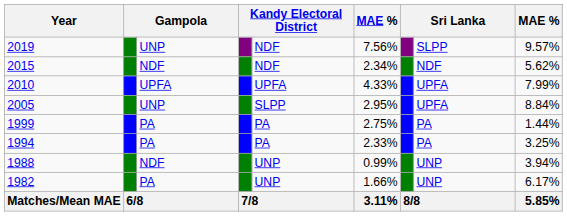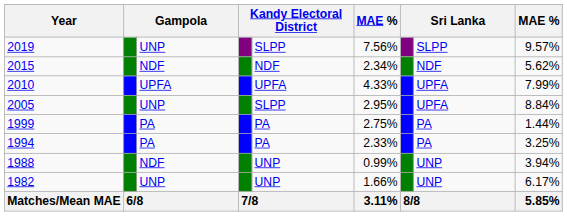(267, 47) NDF -> (270, 47) SLPP
(147, 182) PA -> (152, 182) UNP
